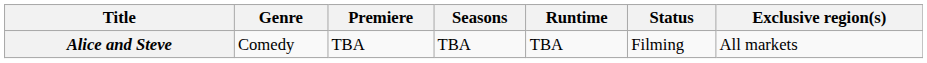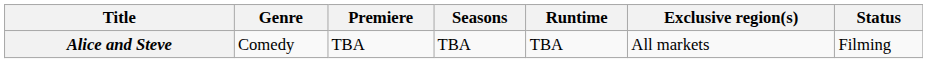columns swapped: (819, 17) <-> (672, 17)
